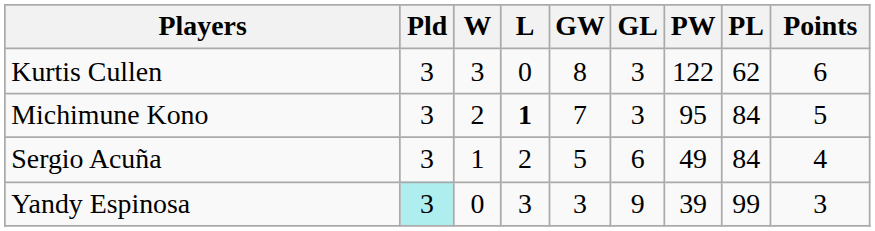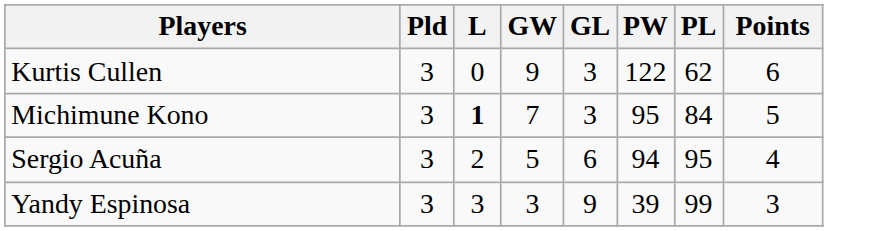- column: (477, 26)
(580, 70) 8 -> (532, 70) 9
(693, 159) 49 -> (645, 159) 94
(746, 159) 84 -> (699, 159) 95
(427, 203) paleturquoise background -> (427, 203) no background
